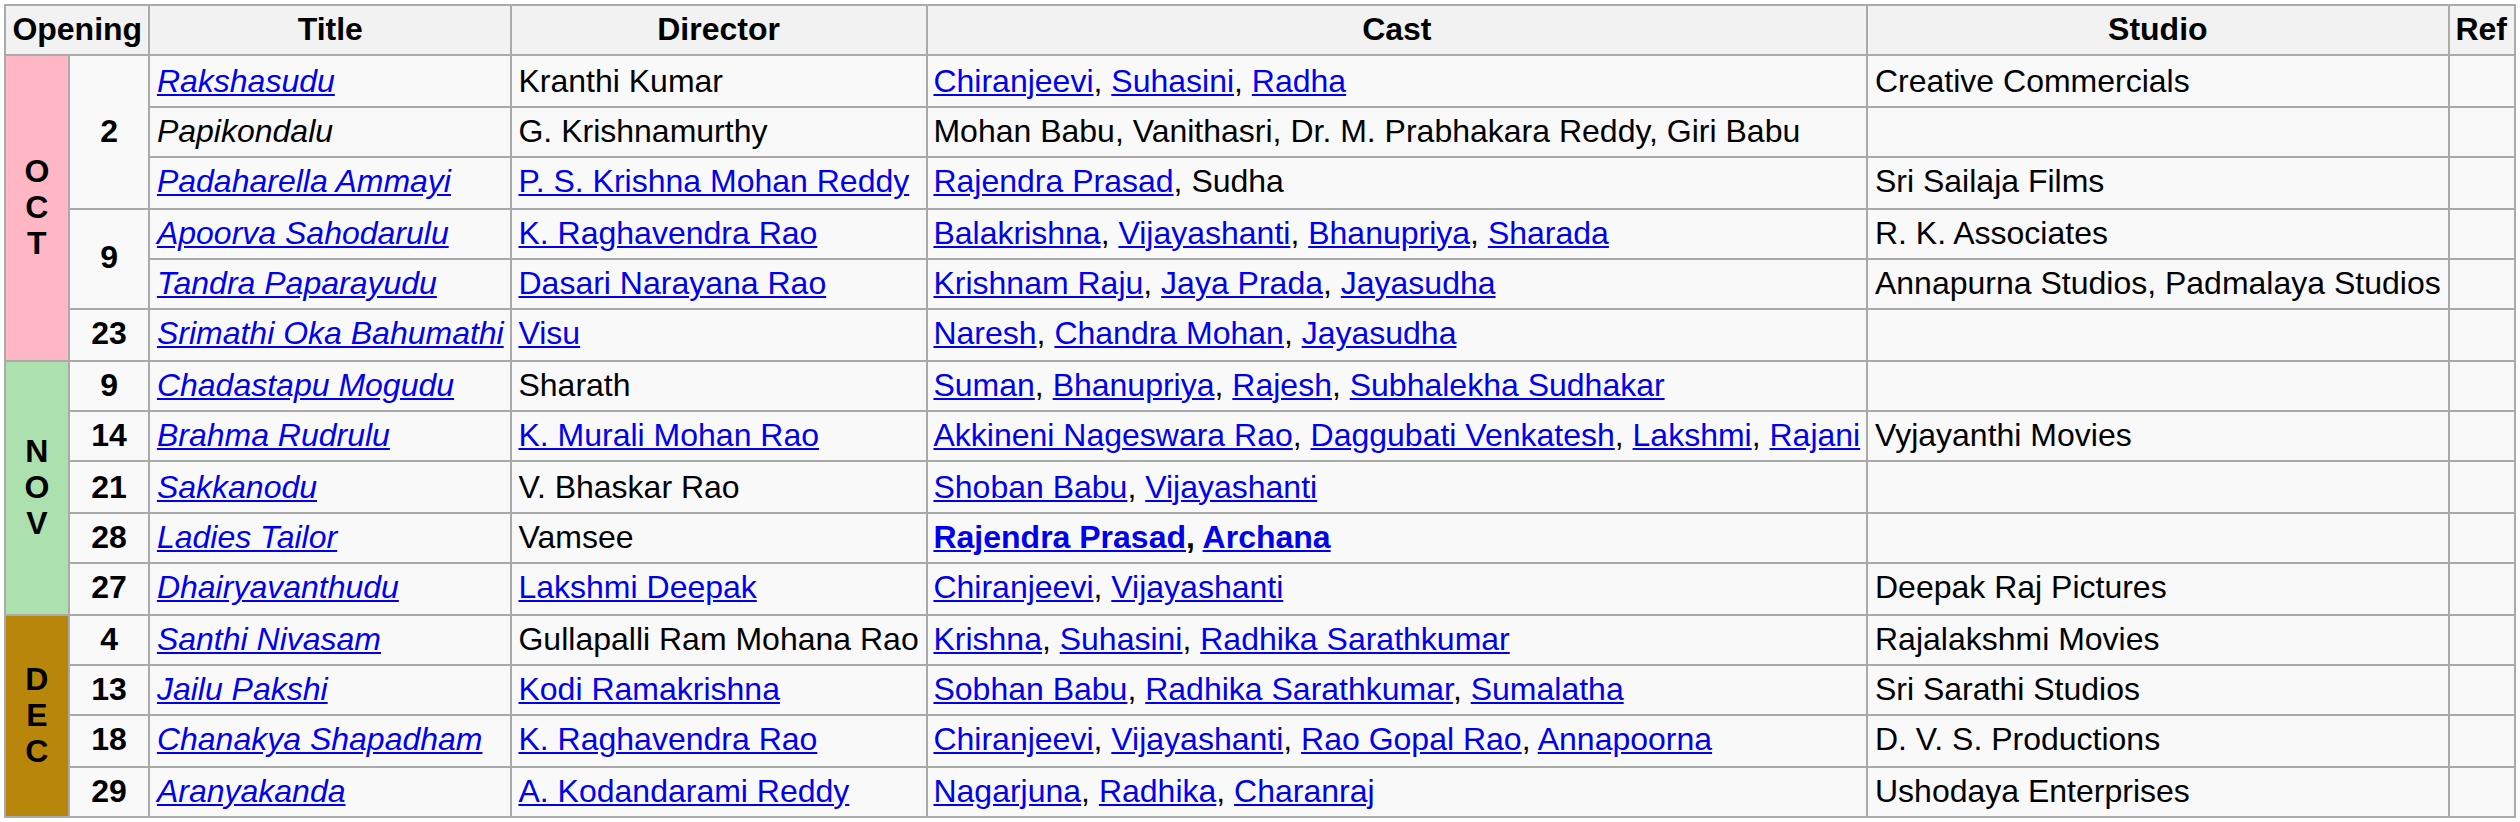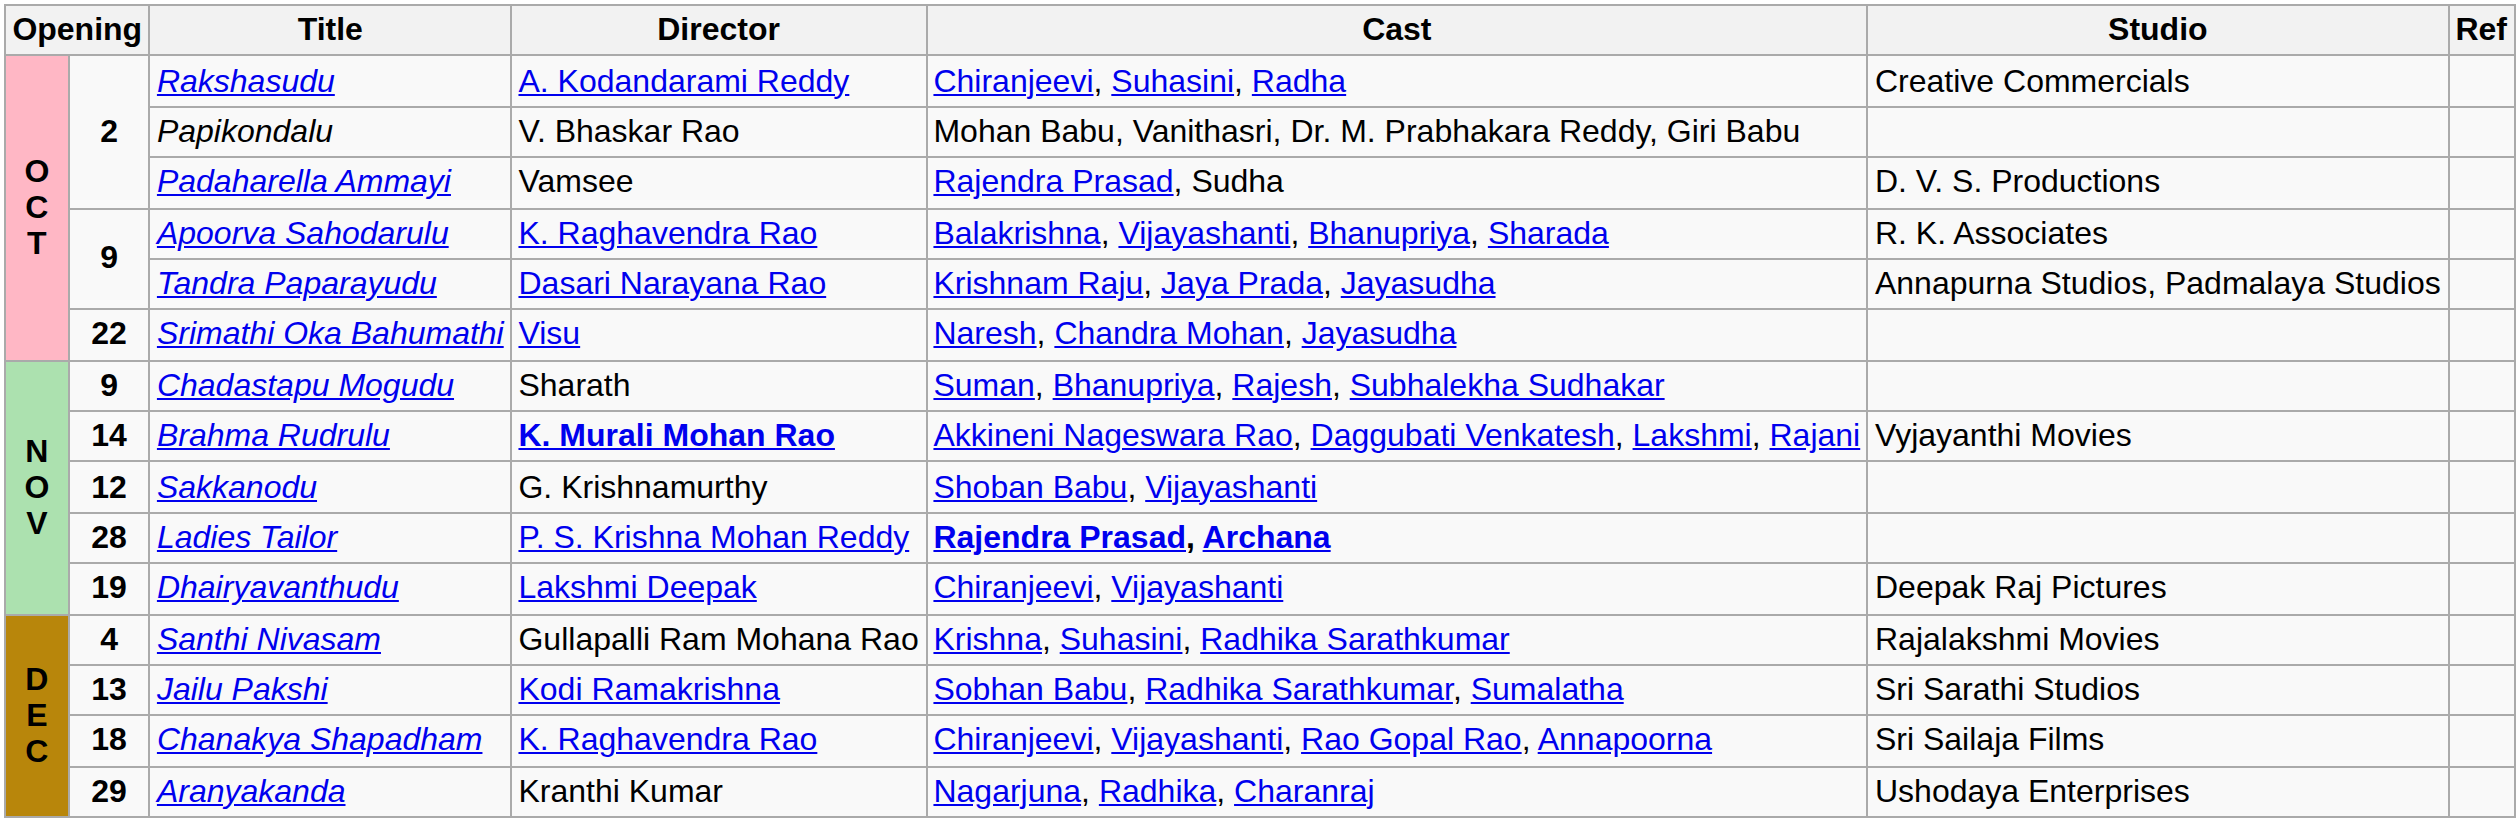(621, 80) Kranthi Kumar -> (684, 80) A. Kodandarami Reddy
(643, 131) G. Krishnamurthy -> (629, 131) V. Bhaskar Rao
(714, 182) P. S. Krishna Mohan Reddy -> (576, 182) Vamsee
(1990, 182) Sri Sailaja Films -> (2018, 182) D. V. S. Productions
(109, 334) 23 -> (109, 334) 22
(669, 435) normal -> (677, 435) bold
(109, 486) 21 -> (109, 486) 12
(629, 486) V. Bhaskar Rao -> (643, 486) G. Krishnamurthy
(576, 537) Vamsee -> (714, 537) P. S. Krishna Mohan Reddy
(109, 588) 27 -> (109, 588) 19
(2018, 740) D. V. S. Productions -> (1990, 740) Sri Sailaja Films
(684, 791) A. Kodandarami Reddy -> (621, 791) Kranthi Kumar
